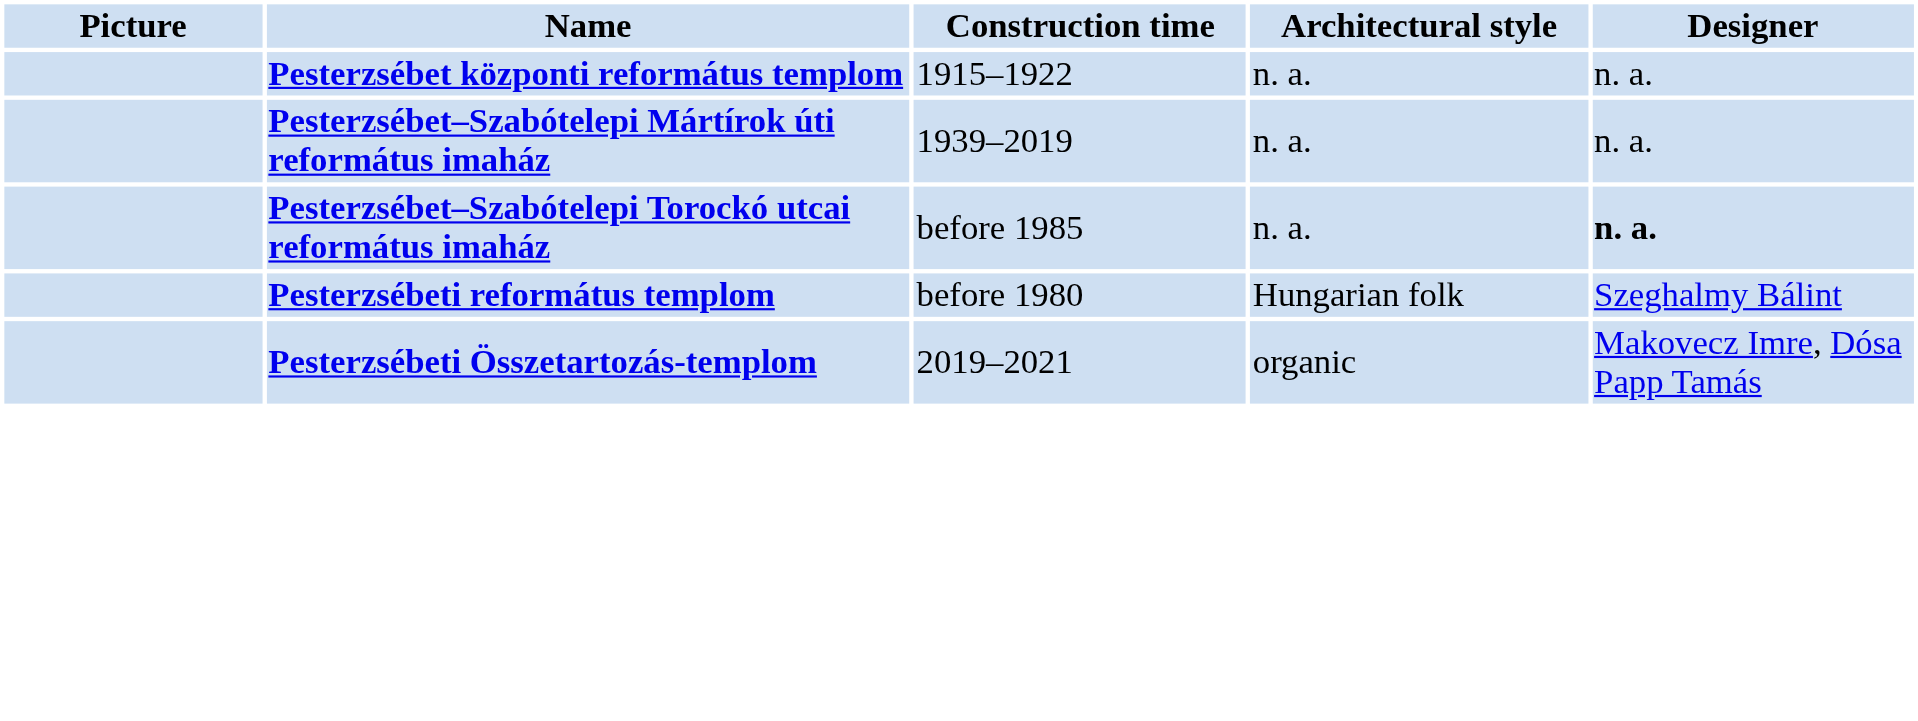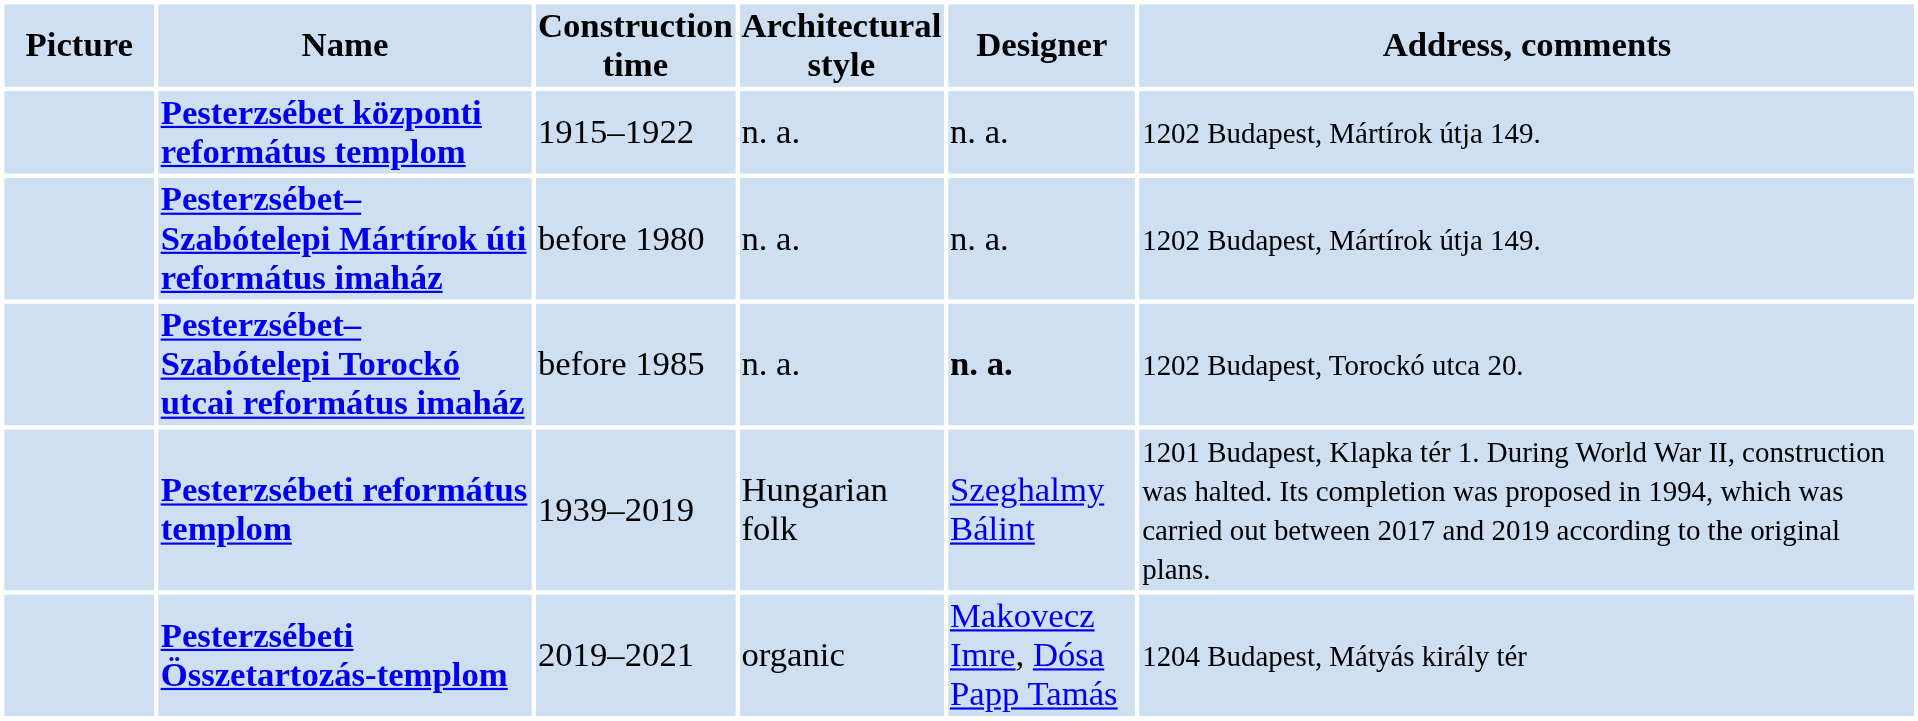+ column: (1527, 44)
(995, 140) 1939–2019 -> (621, 238) before 1980
(1000, 294) before 1980 -> (616, 509) 1939–2019
